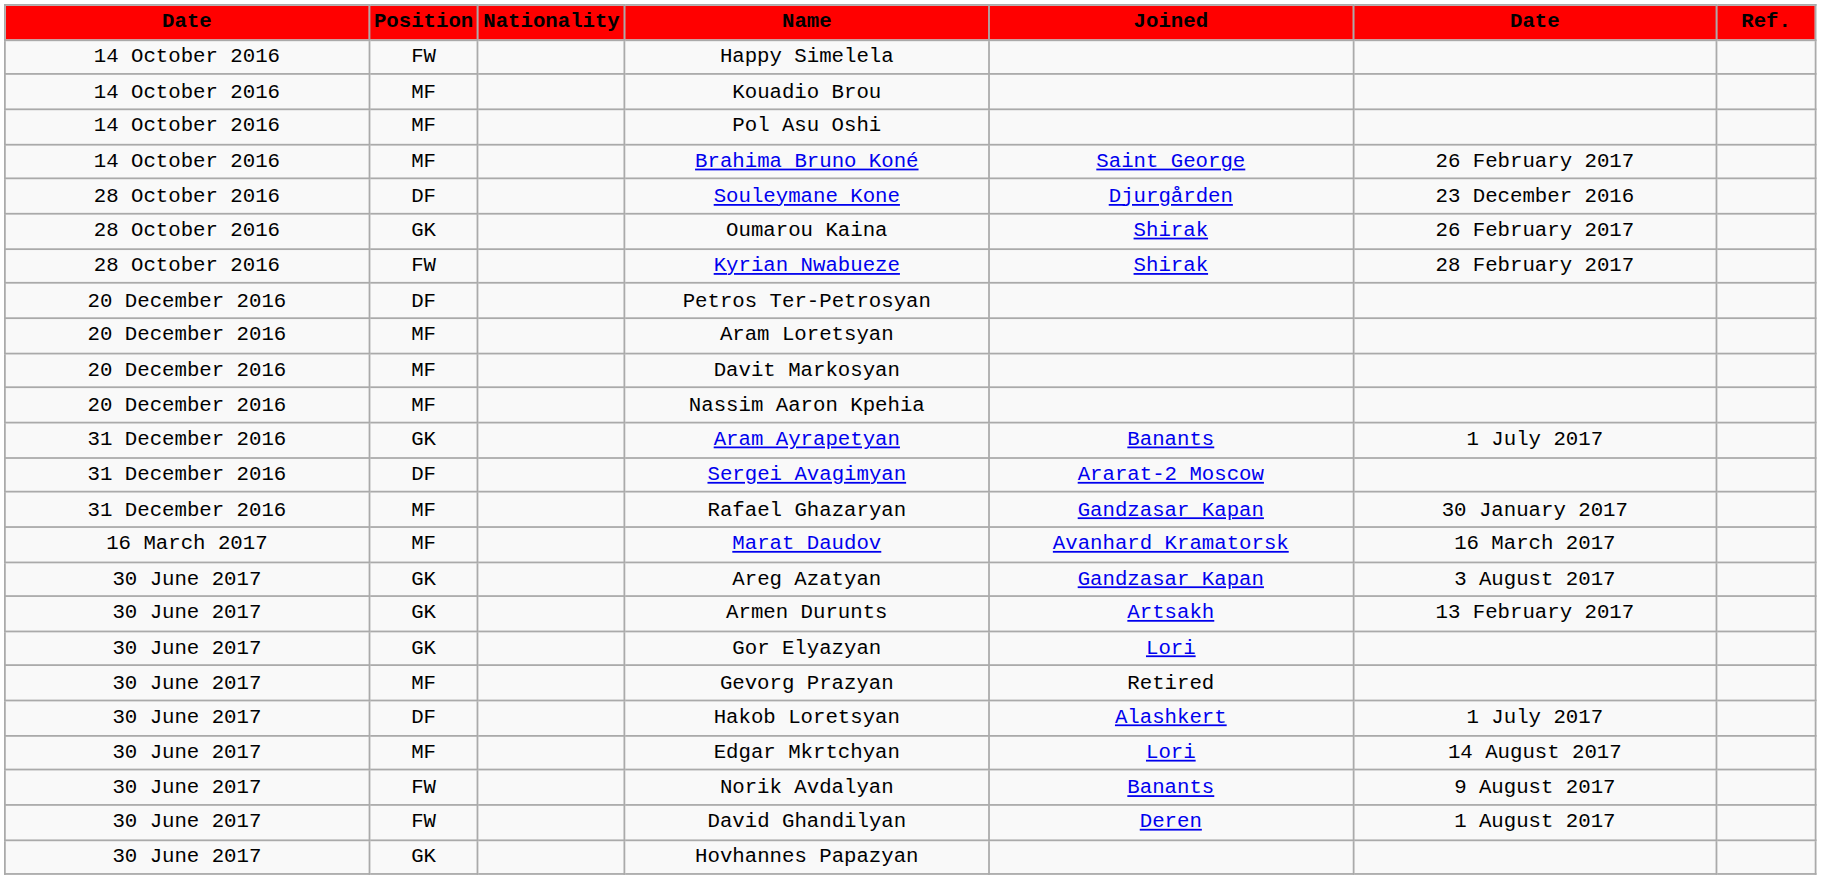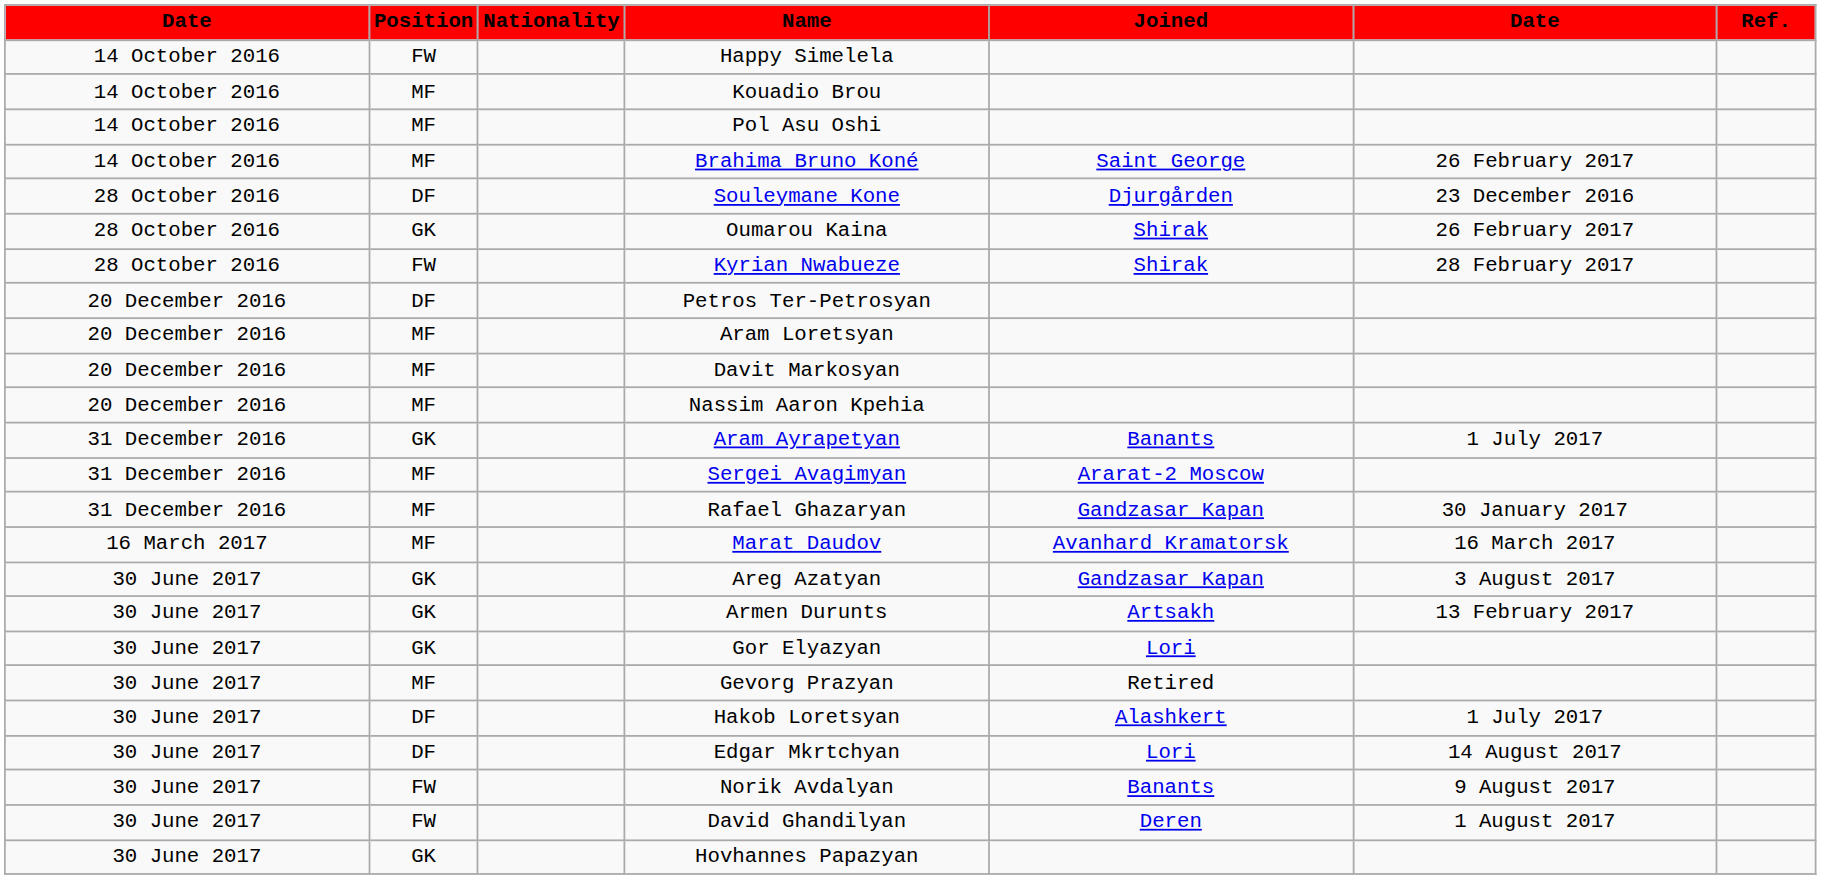(424, 474) DF -> (424, 474) MF
(424, 753) MF -> (424, 753) DF
